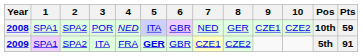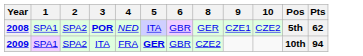- column: (208, 12)
(102, 28) normal -> (102, 28) bold
(325, 28) 10th -> (295, 28) 5th
(348, 28) 59 -> (318, 28) 62
(325, 43) 5th -> (295, 43) 10th
(348, 43) 91 -> (318, 43) 94
